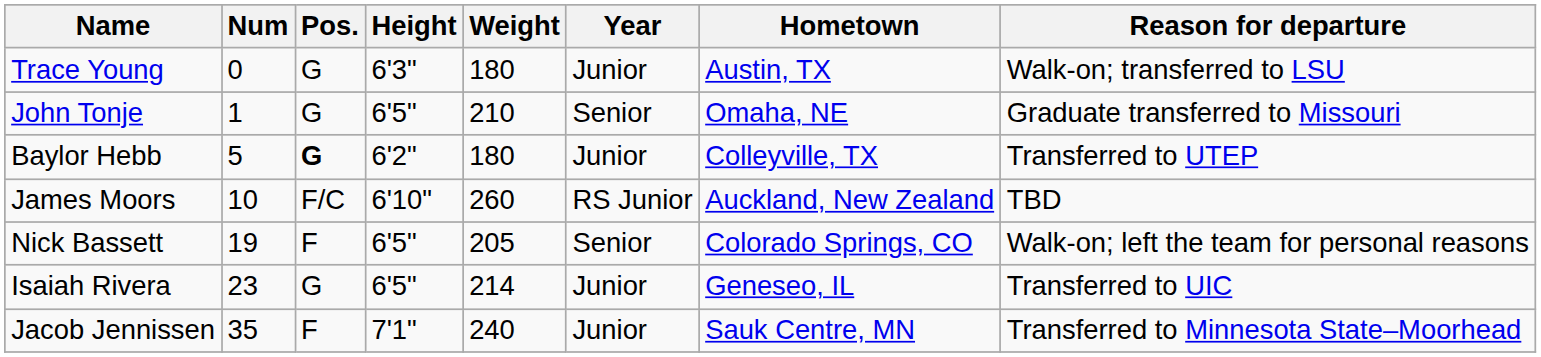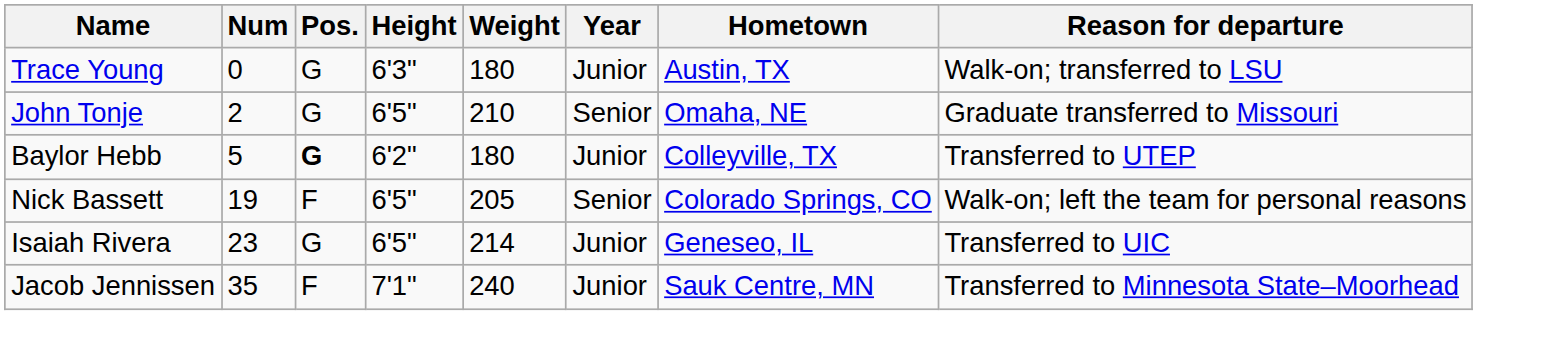(235, 112) 1 -> (235, 112) 2
- row: (93, 199)
